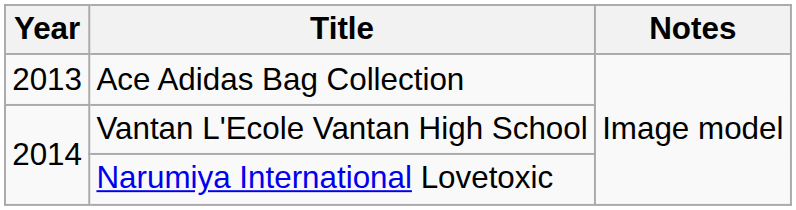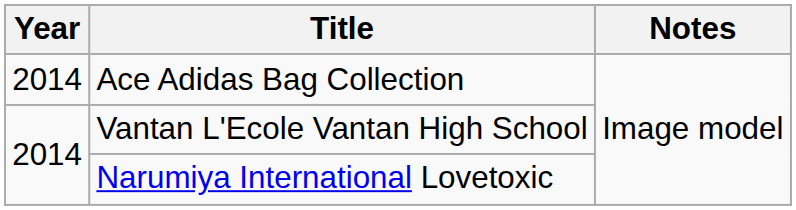(47, 79) 2013 -> (47, 79) 2014
